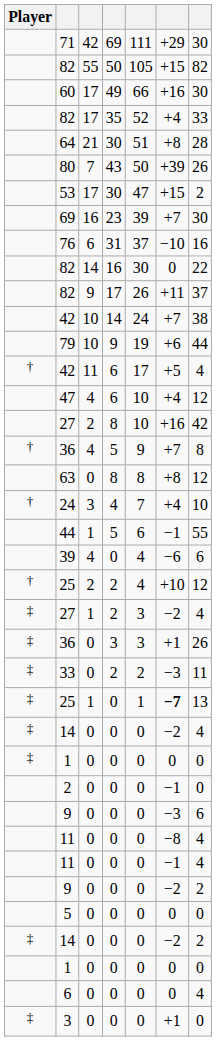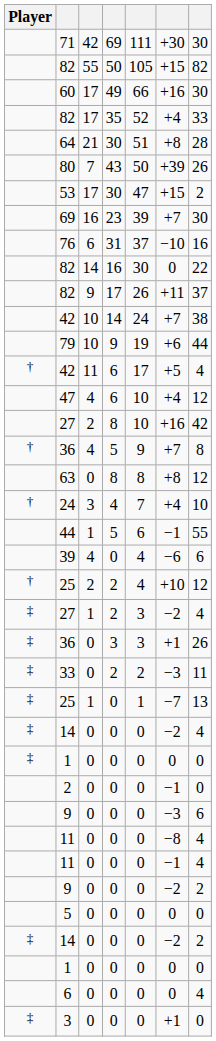(172, 42) +29 -> (172, 42) +30
(172, 702) bold -> (172, 702) normal
